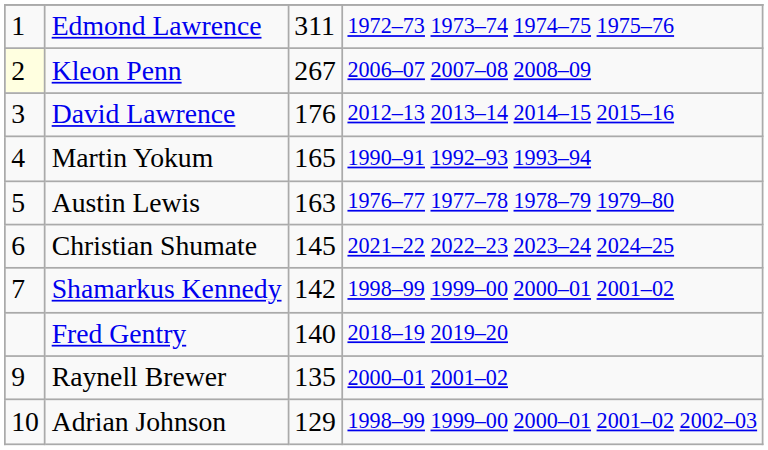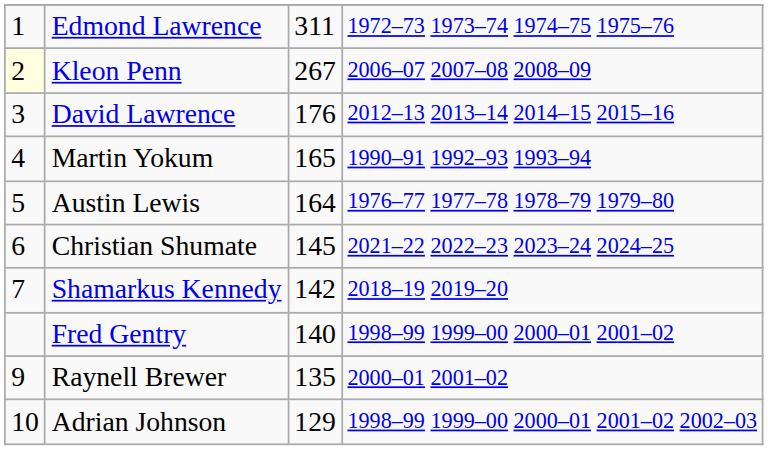(315, 202) 163 -> (315, 202) 164
(511, 289) 1998–99 1999–00 2000–01 2001–02 -> (428, 289) 2018–19 2019–20
(428, 333) 2018–19 2019–20 -> (511, 333) 1998–99 1999–00 2000–01 2001–02
